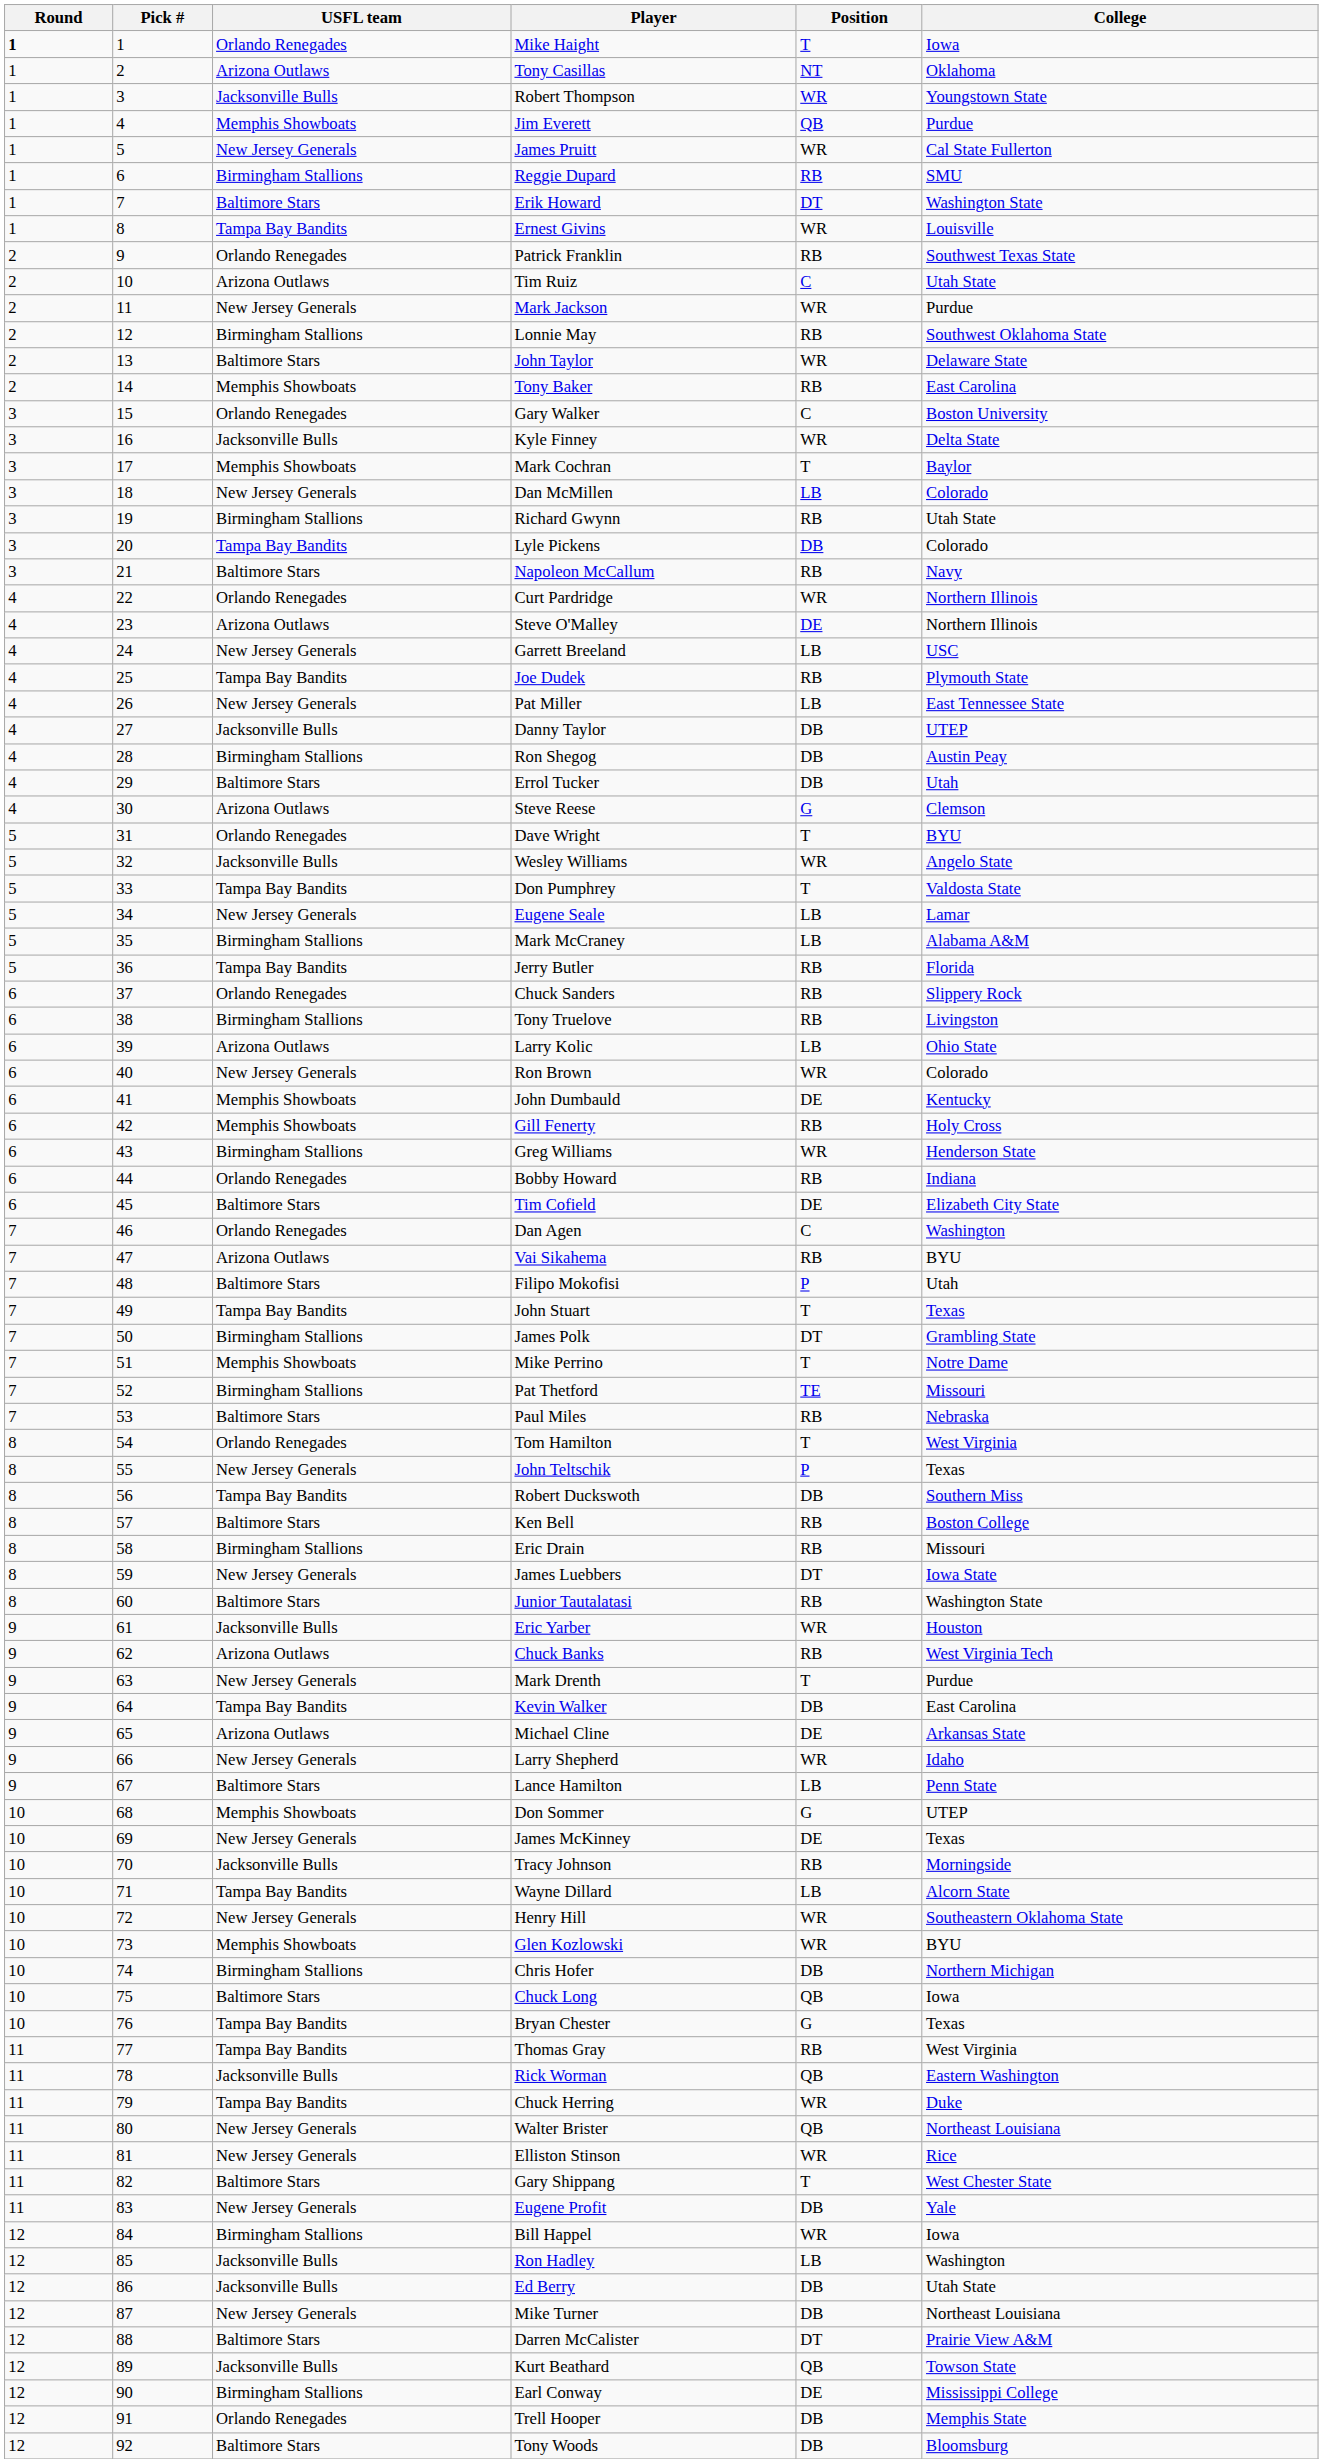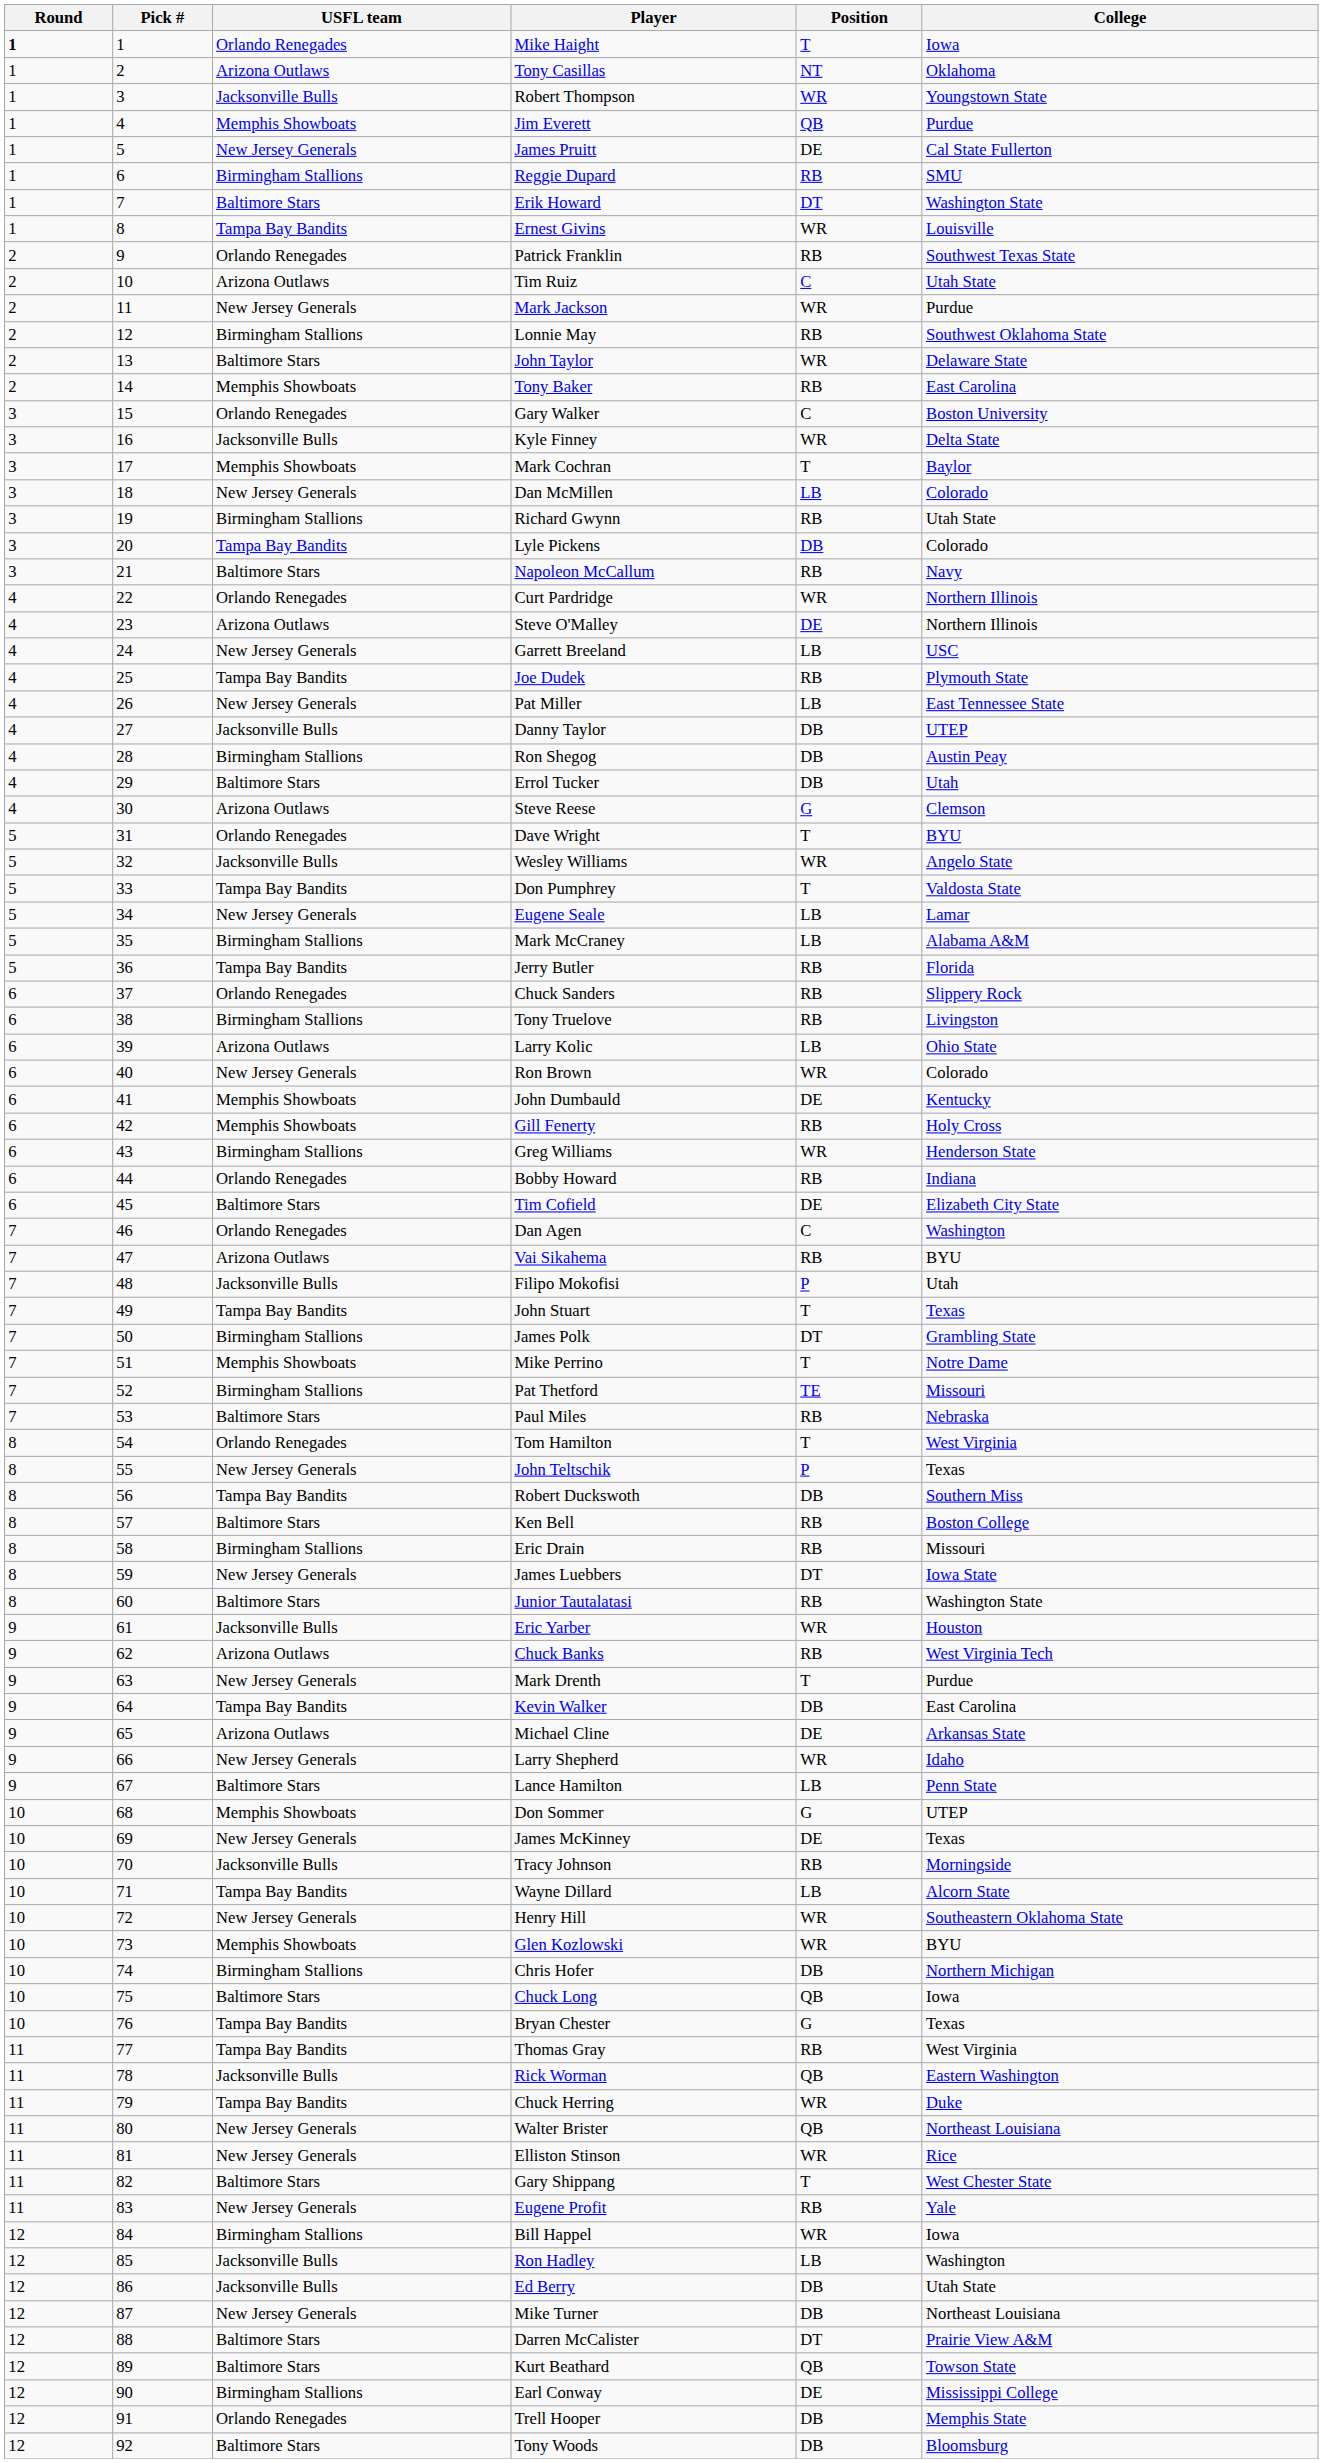(814, 149) WR -> (811, 149) DE
(268, 1284) Baltimore Stars -> (277, 1284) Jacksonville Bulls
(812, 2208) DB -> (811, 2208) RB
(277, 2366) Jacksonville Bulls -> (268, 2366) Baltimore Stars
